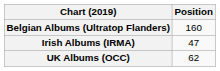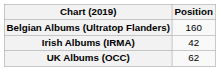(194, 43) 47 -> (194, 43) 42
